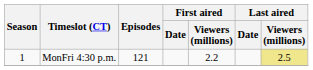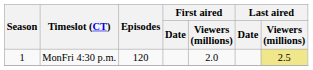(141, 57) 121 -> (141, 57) 120
(212, 57) 2.2 -> (212, 57) 2.0
